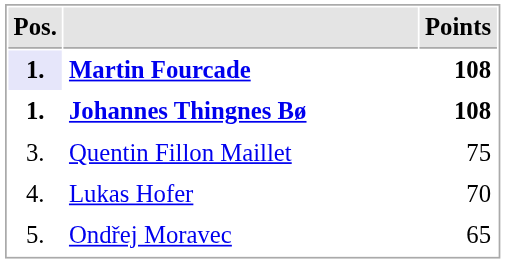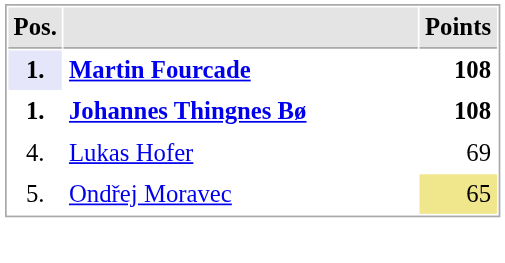- row: (180, 152)
(479, 193) 70 -> (479, 152) 69
(479, 234) no background -> (479, 193) khaki background
